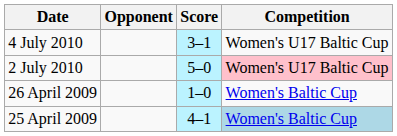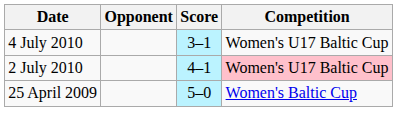(199, 67) 5–0 -> (199, 67) 4–1
- row: (53, 93)
(199, 118) 4–1 -> (199, 93) 5–0
(291, 118) lightblue background -> (291, 93) no background
